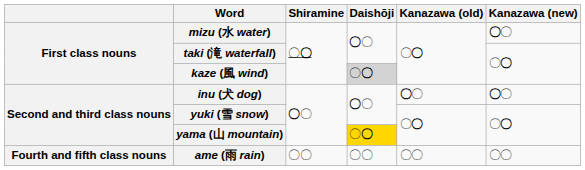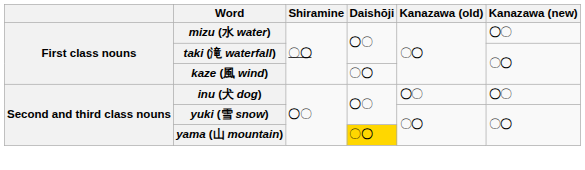(361, 73) lightgrey background -> (361, 73) no background
- row: (230, 155)
